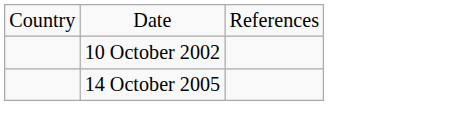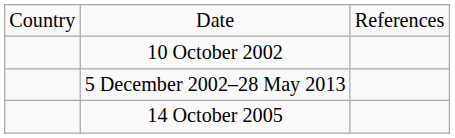+ row: (215, 84)
